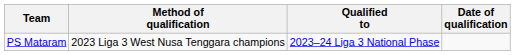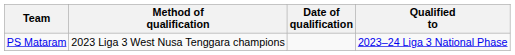columns swapped: (476, 19) <-> (365, 19)
